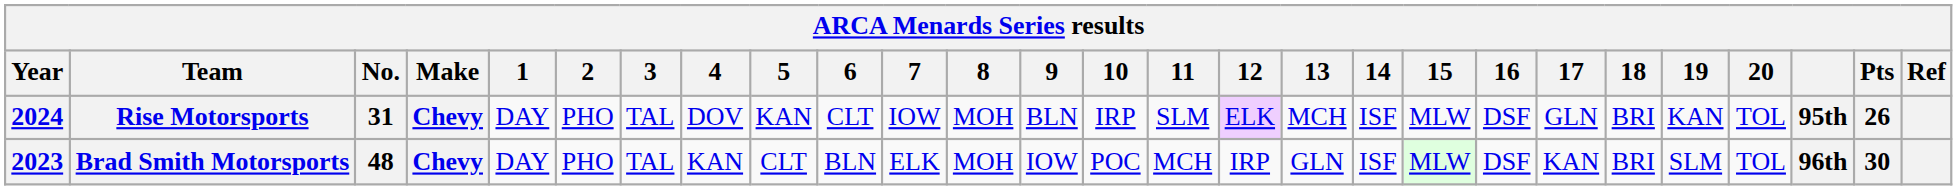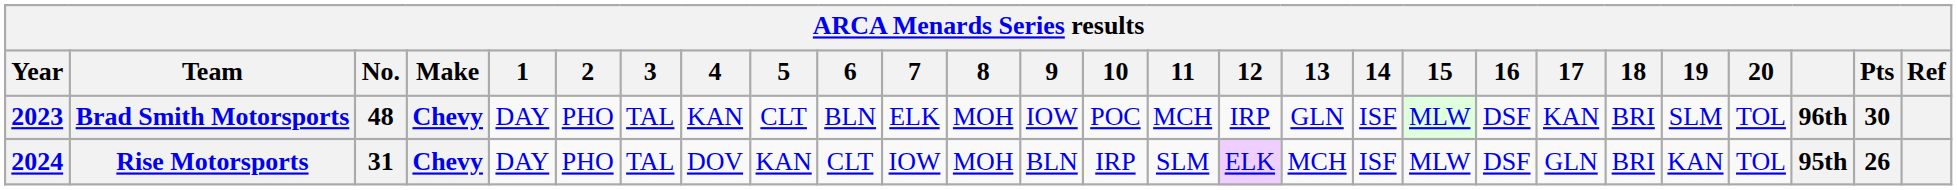rows swapped: (212, 161) <-> (212, 116)
